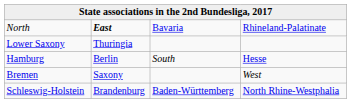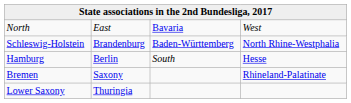(102, 28) bold -> (102, 28) normal
(284, 28) Rhineland-Palatinate -> (252, 28) West
rows swapped: (45, 91) <-> (36, 43)
(252, 75) West -> (284, 75) Rhineland-Palatinate
